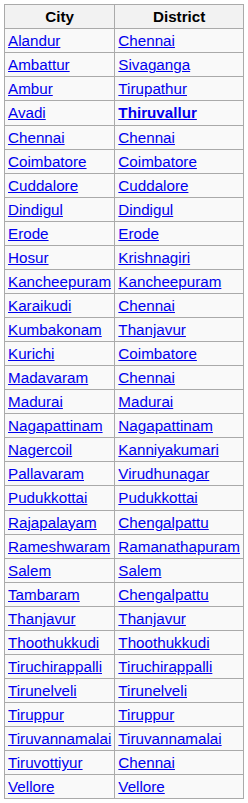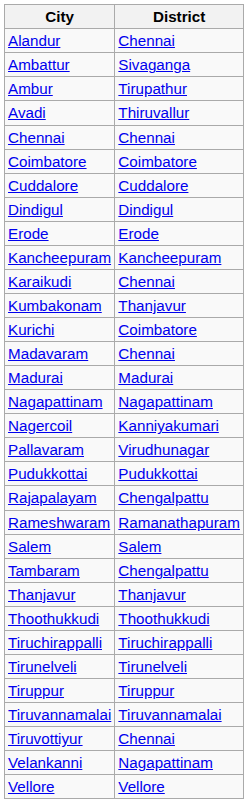(158, 113) bold -> (154, 113) normal
- row: (28, 257)
+ row: (45, 763)
